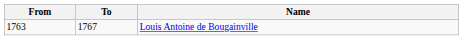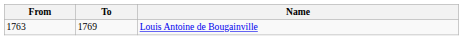(87, 27) 1767 -> (87, 27) 1769
